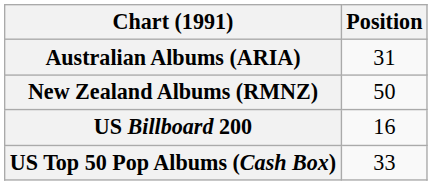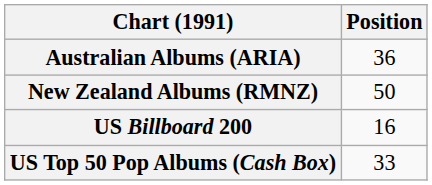(384, 57) 31 -> (384, 57) 36
